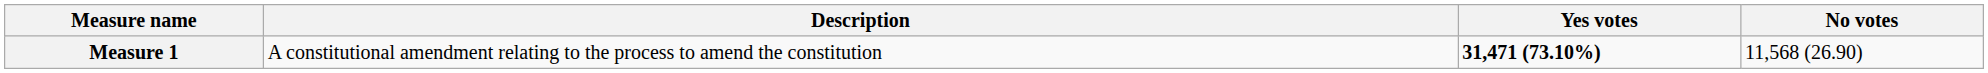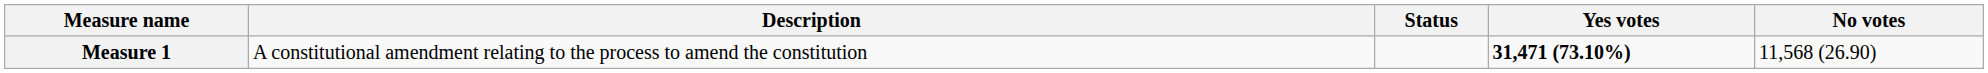+ column: (1431, 20)
